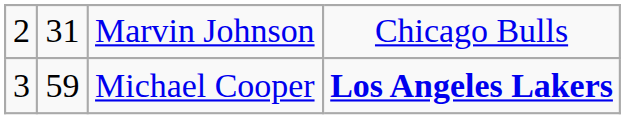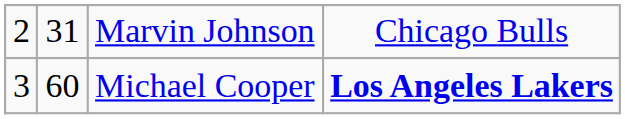(62, 85) 59 -> (62, 85) 60
